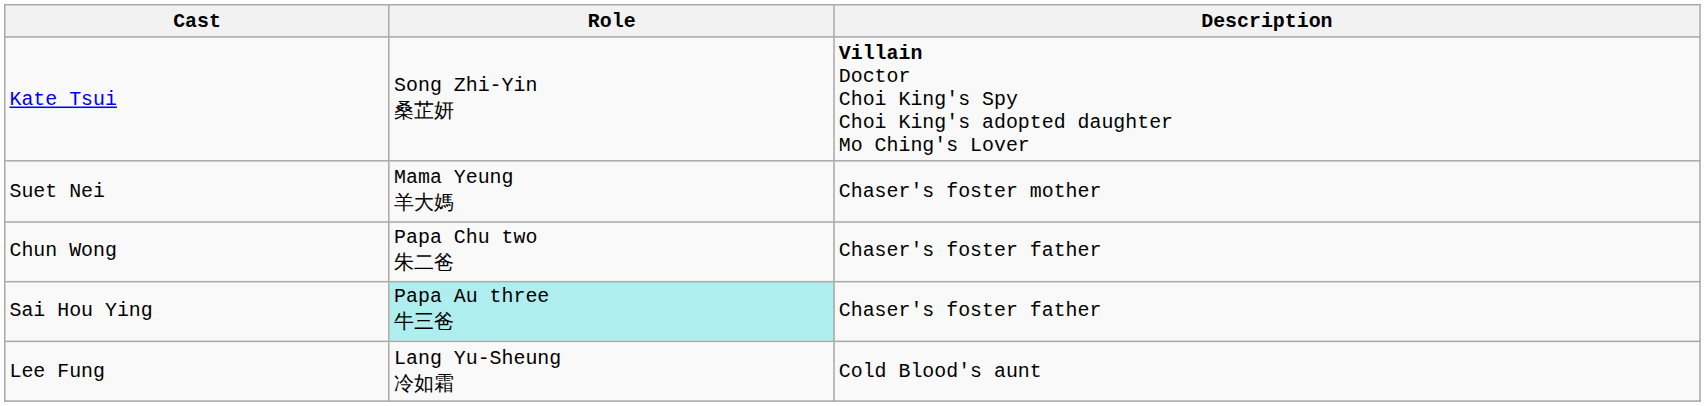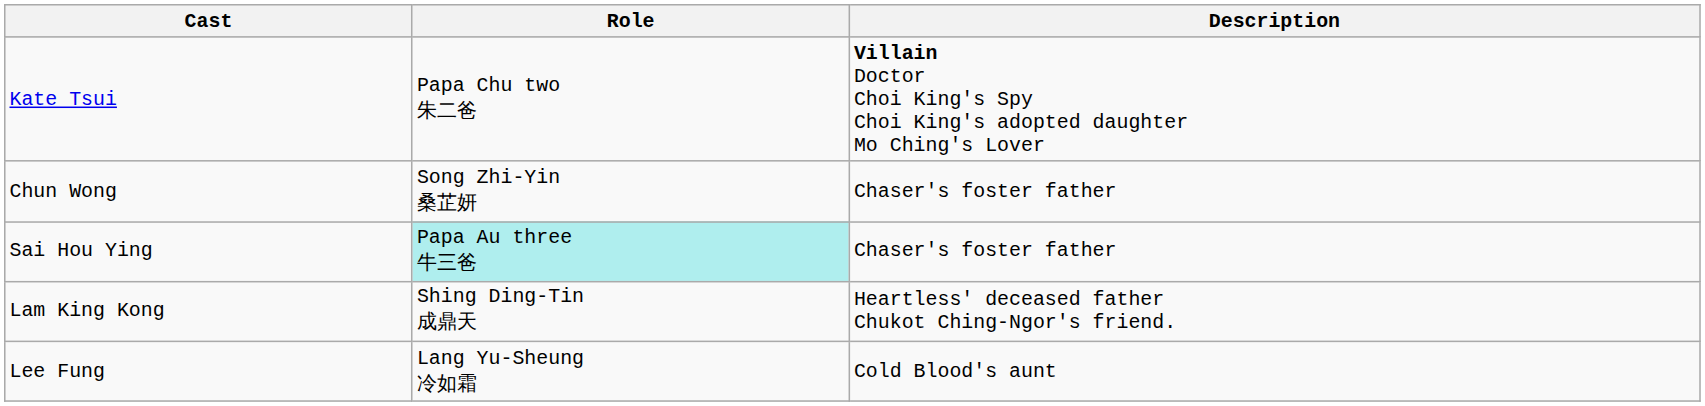(466, 99) Song Zhi-Yin 桑芷妍 -> (489, 99) Papa Chu two 朱二爸
- row: (57, 191)
(466, 251) Papa Chu two 朱二爸 -> (489, 191) Song Zhi-Yin 桑芷妍
+ row: (87, 311)
